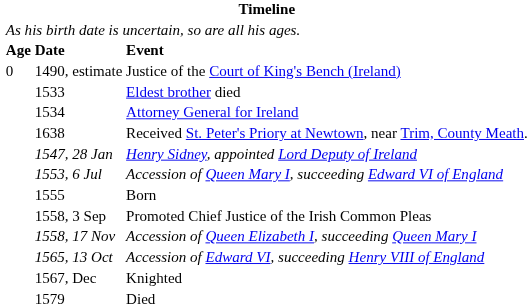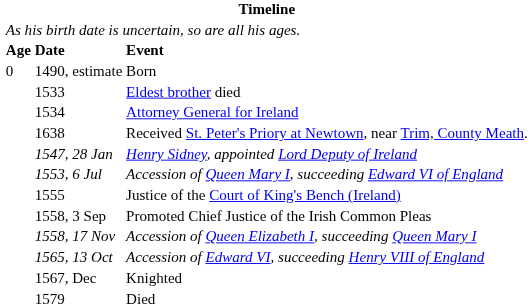(263, 71) Justice of the Court of King's Bench (Ireland) -> (141, 71) Born
(141, 195) Born -> (263, 195) Justice of the Court of King's Bench (Ireland)
